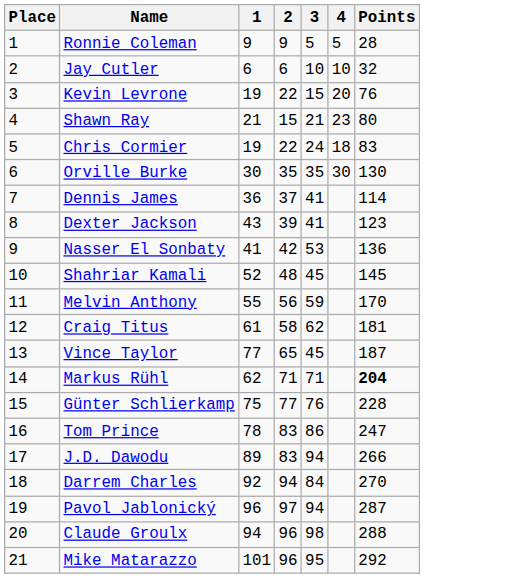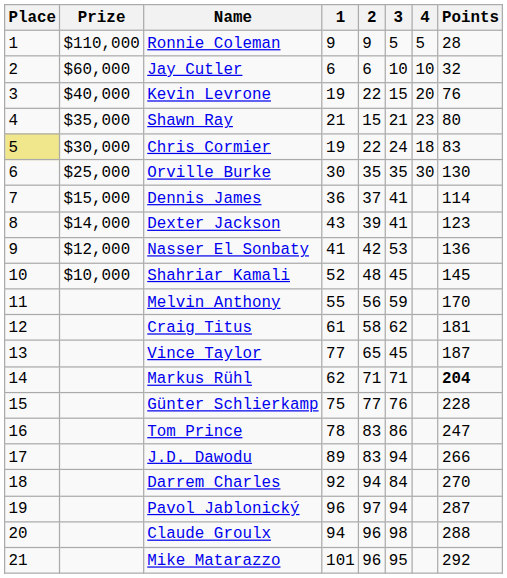+ column: (102, 18)
(13, 147) no background -> (13, 147) khaki background
